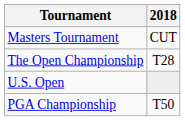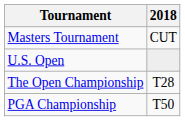rows swapped: (36, 82) <-> (76, 60)
